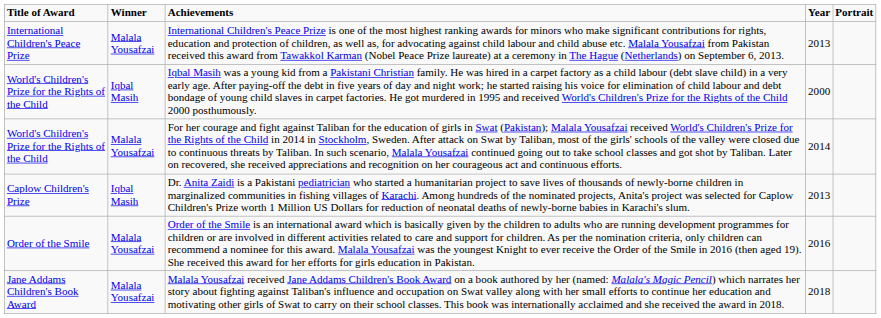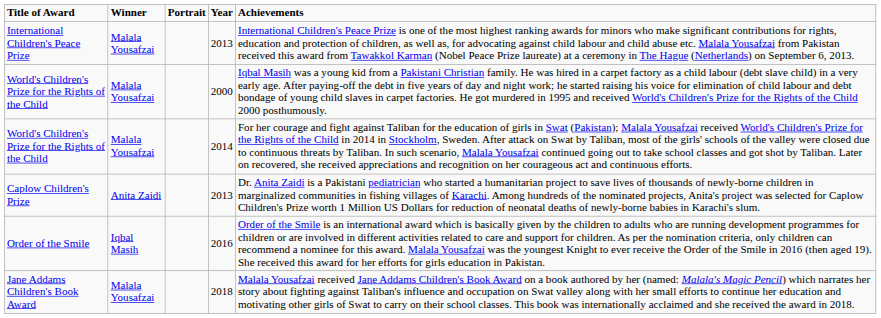columns swapped: (854, 13) <-> (201, 13)
(125, 91) Iqbal Masih -> (133, 91) Malala Yousafzai
(125, 195) Iqbal Masih -> (136, 195) Anita Zaidi
(133, 243) Malala Yousafzai -> (125, 243) Iqbal Masih
